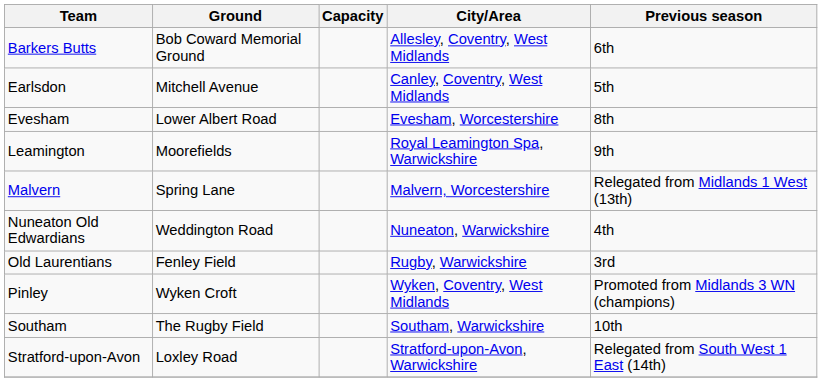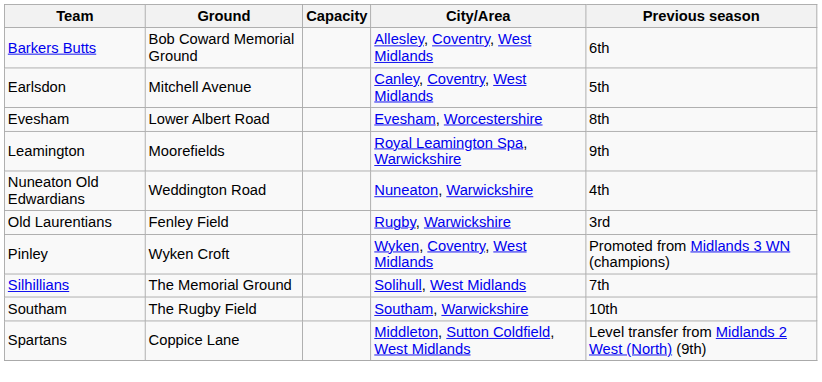- row: (34, 190)
+ row: (39, 285)
+ row: (37, 340)
- row: (74, 357)
